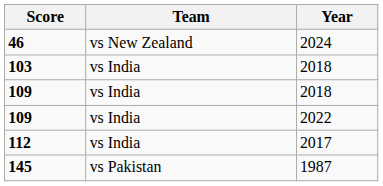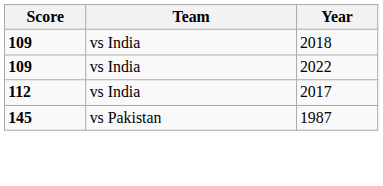- row: (16, 42)
- row: (20, 67)
